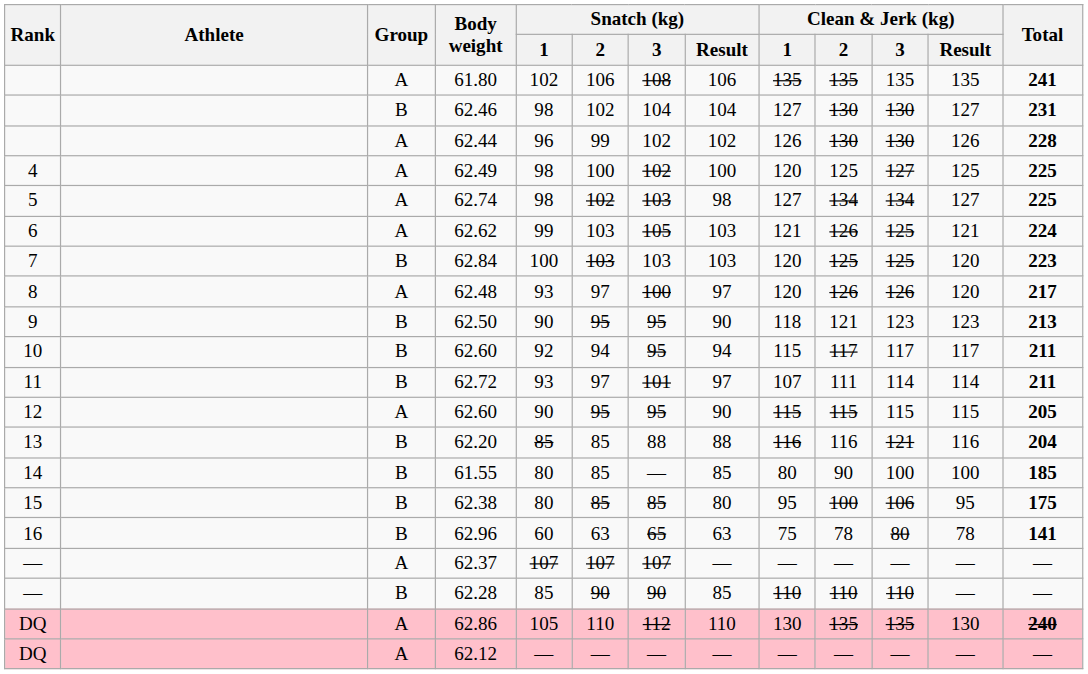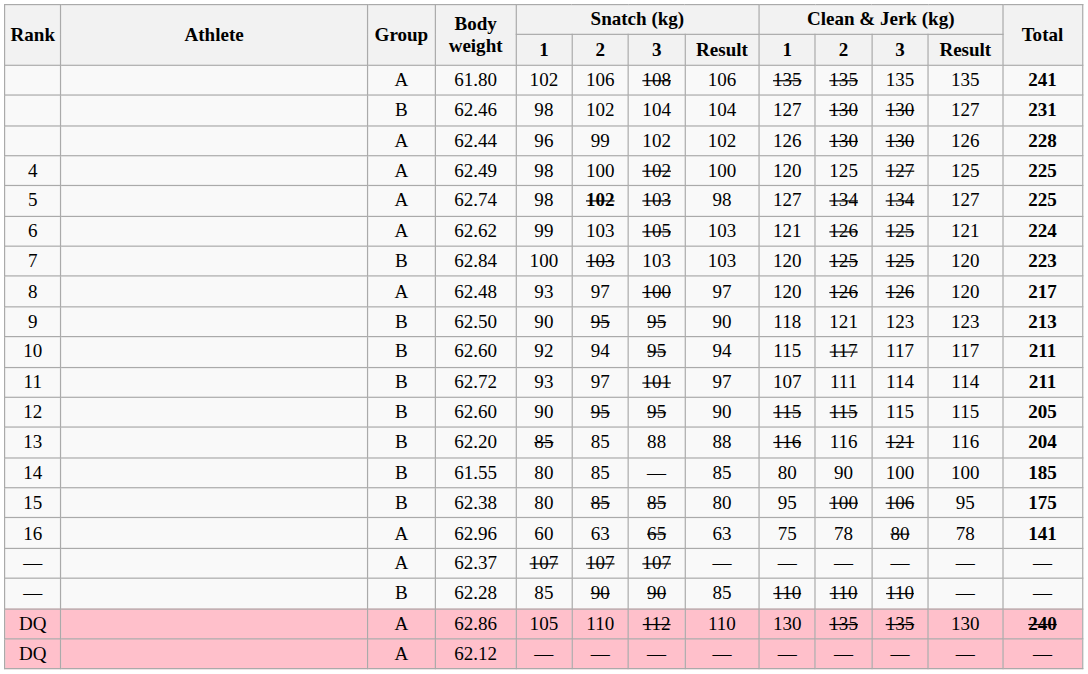(600, 200) normal -> (600, 200) bold
(401, 412) A -> (401, 412) B
(401, 532) B -> (401, 532) A
